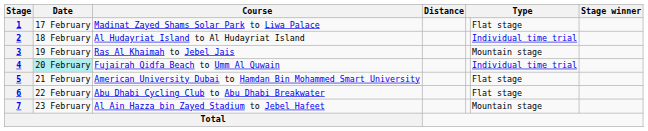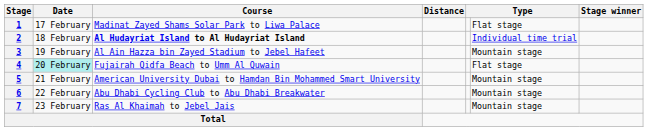(200, 38) normal -> (200, 38) bold
(165, 52) Ras Al Khaimah to Jebel Jais -> (210, 52) Al Ain Hazza bin Zayed Stadium to Jebel Hafeet
(525, 65) Individual time trial -> (497, 65) Flat stage
(497, 79) Flat stage -> (507, 79) Mountain stage
(497, 92) Flat stage -> (507, 92) Mountain stage
(210, 106) Al Ain Hazza bin Zayed Stadium to Jebel Hafeet -> (165, 106) Ras Al Khaimah to Jebel Jais
